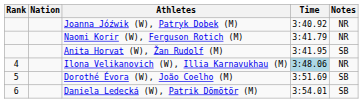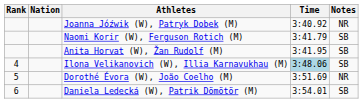(343, 38) NR -> (343, 38) SB
(343, 65) NR -> (343, 65) SB
(343, 78) SB -> (343, 78) NR
